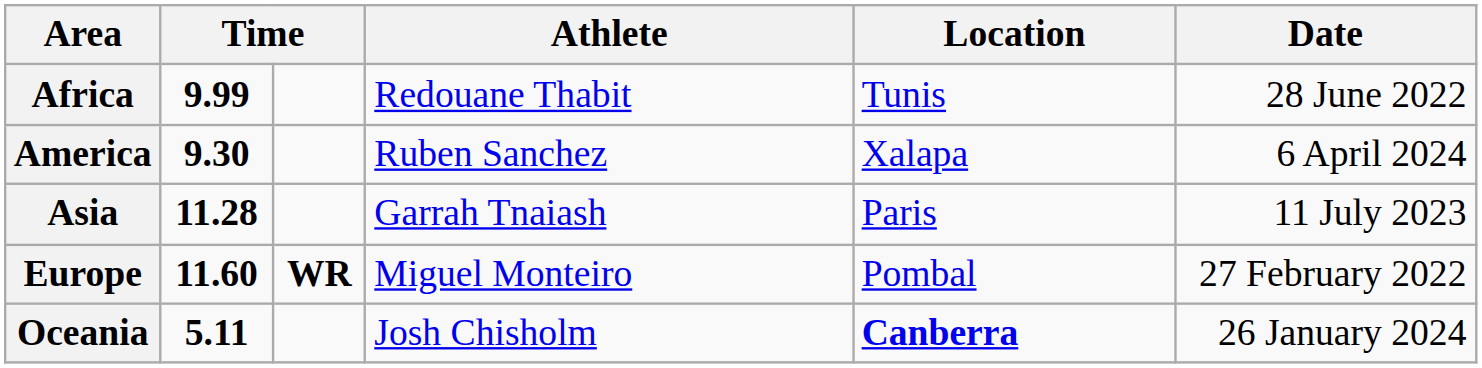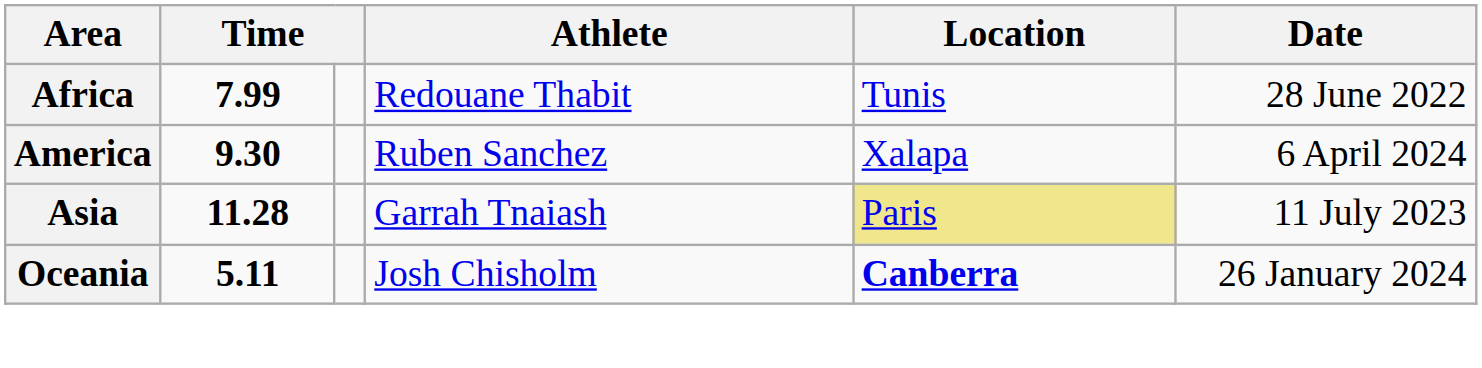(217, 93) 9.99 -> (248, 93) 7.99
(899, 213) no background -> (899, 213) khaki background
- row: (83, 272)
